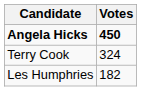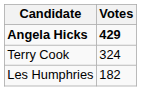(110, 34) 450 -> (110, 34) 429
